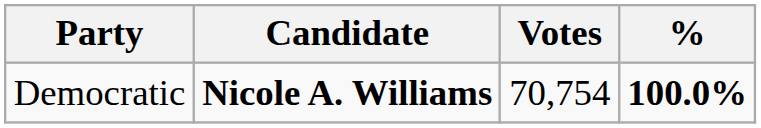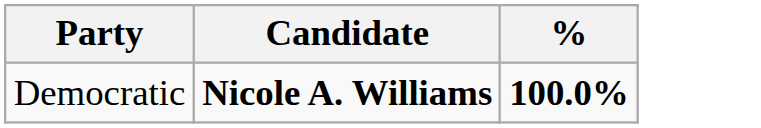- column: (560, 33)
